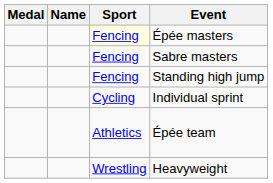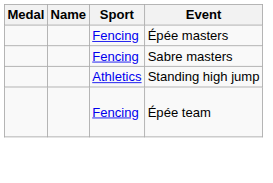(115, 36) lightyellow background -> (115, 36) no background
(115, 77) Fencing -> (117, 77) Athletics
- row: (198, 98)
(117, 133) Athletics -> (115, 112) Fencing
- row: (190, 168)
